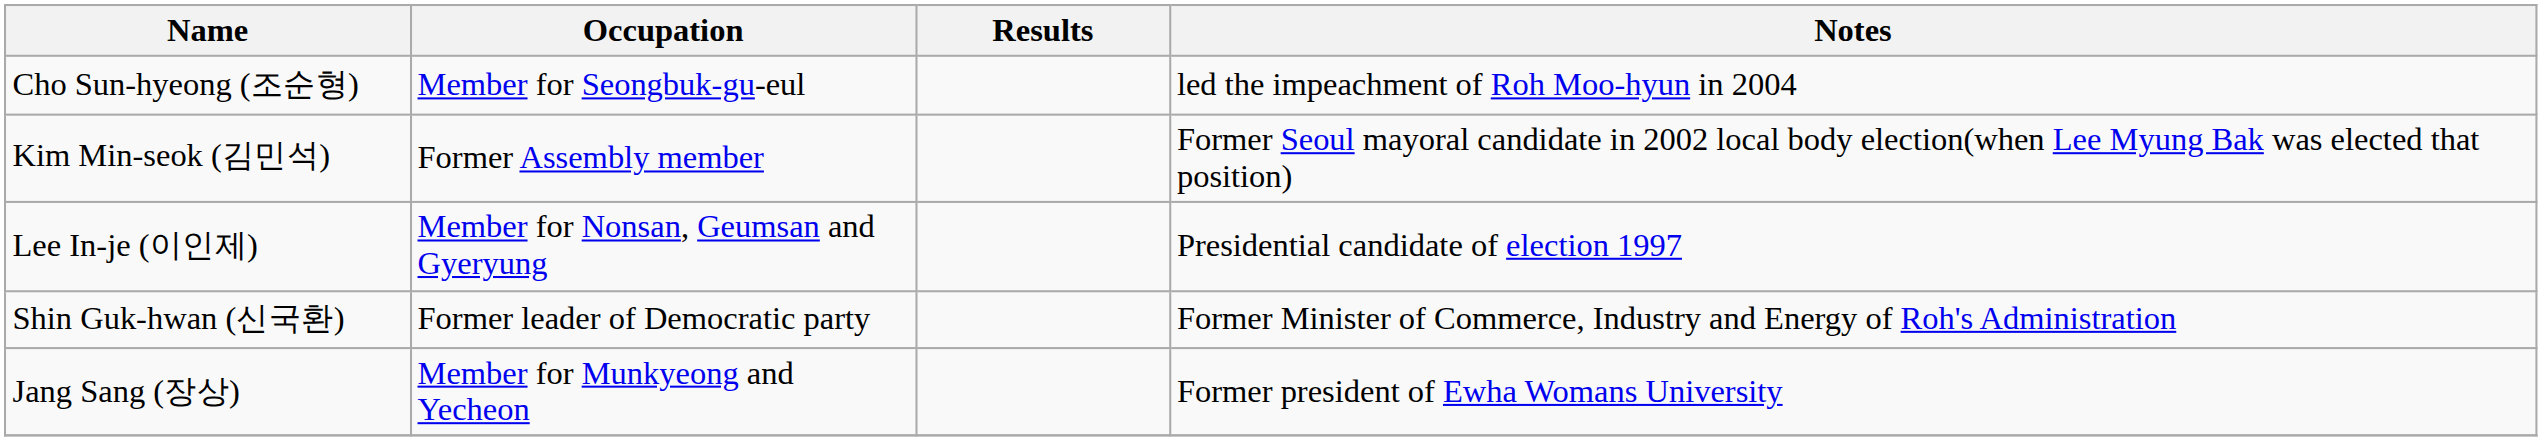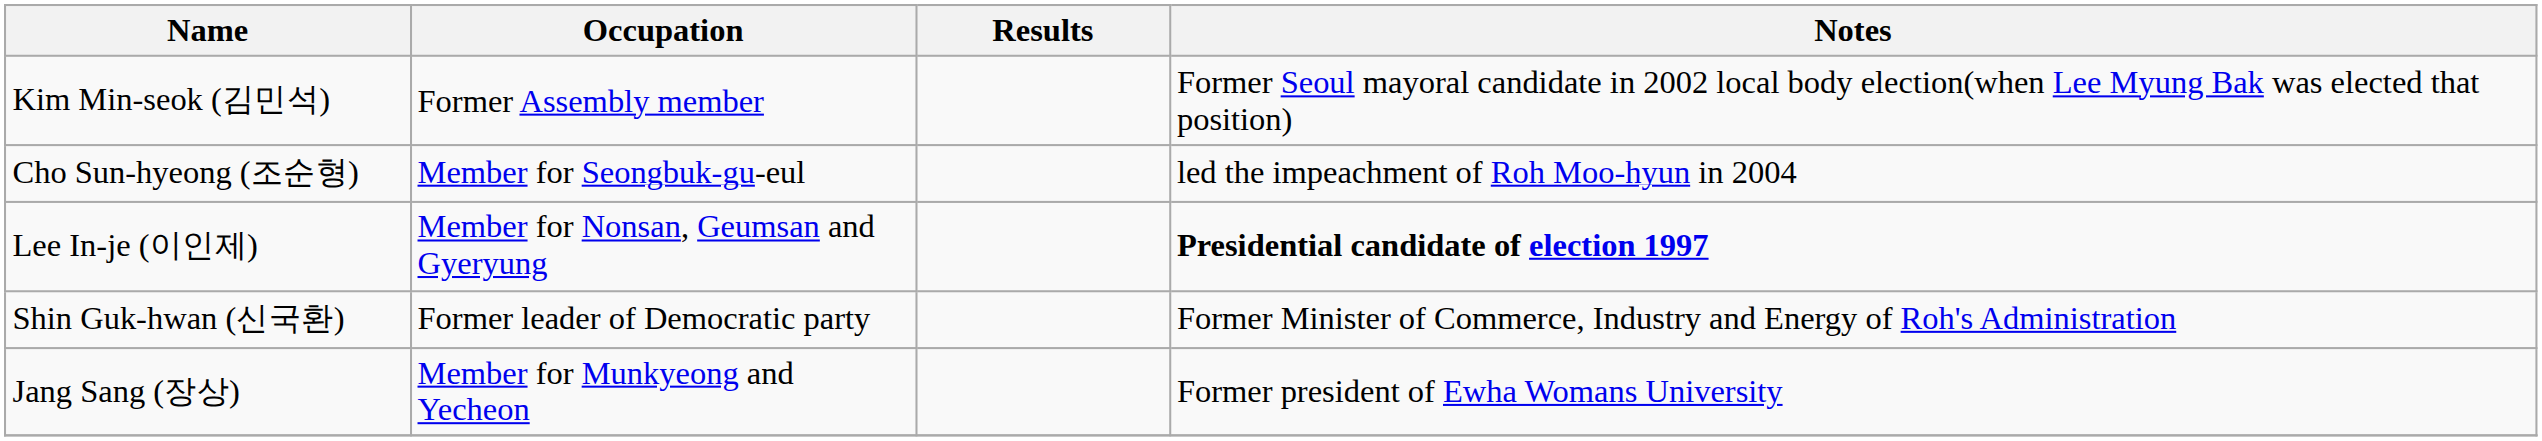rows swapped: (186, 83) <-> (171, 156)
(1429, 245) normal -> (1443, 245) bold
